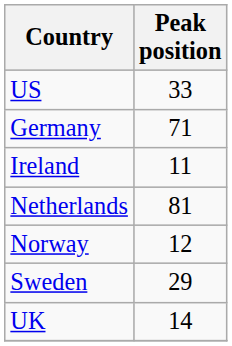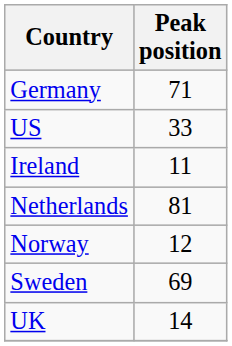rows swapped: (26, 89) <-> (56, 128)
(180, 282) 29 -> (180, 282) 69
